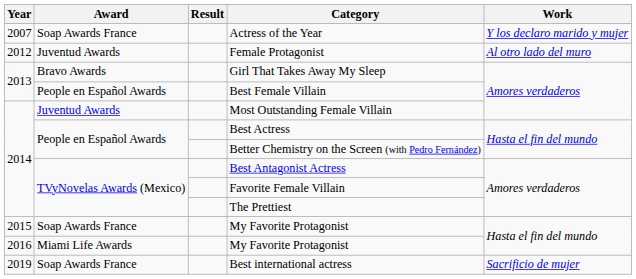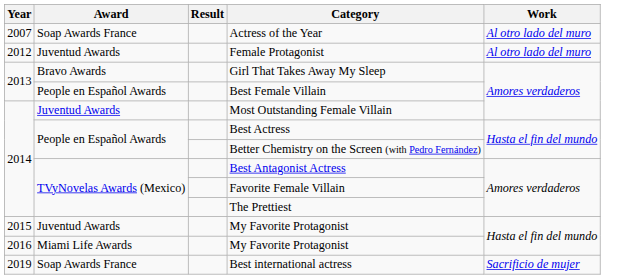(557, 33) Y los declaro marido y mujer -> (539, 33) Al otro lado del muro
(87, 226) Soap Awards France -> (79, 226) Juventud Awards
